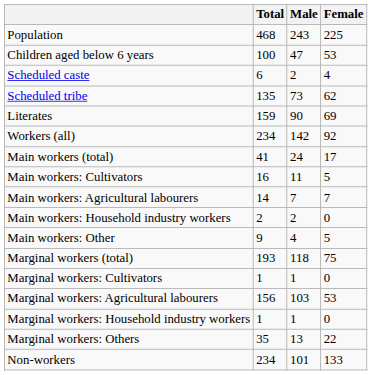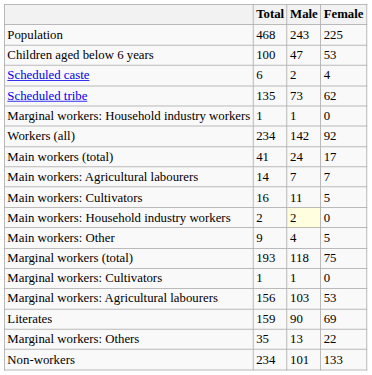rows swapped: (30, 116) <-> (129, 319)
rows swapped: (75, 177) <-> (103, 197)
(293, 217) no background -> (293, 217) lightyellow background
